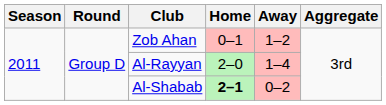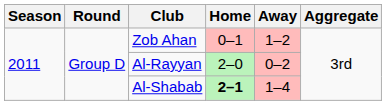(278, 64) 1–4 -> (278, 64) 0–2
(278, 87) 0–2 -> (278, 87) 1–4
